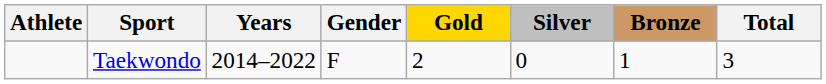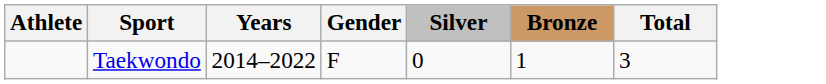- column: (458, 22)
